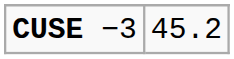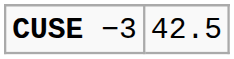(186, 29) 45.2 -> (186, 29) 42.5
